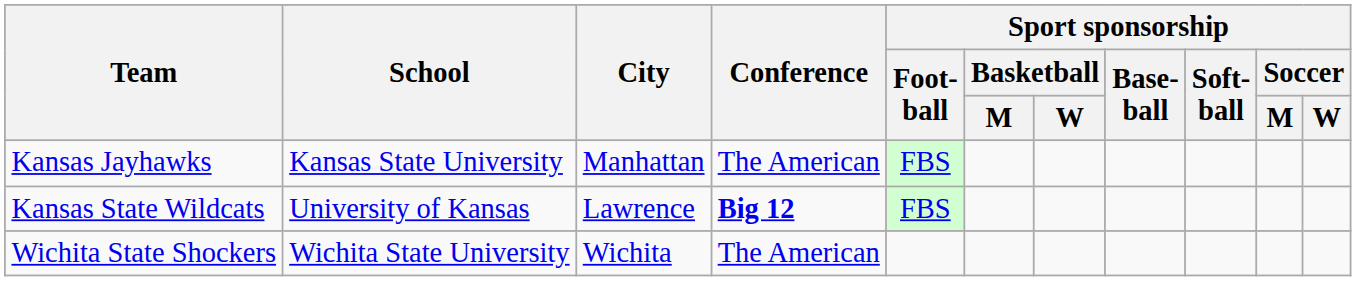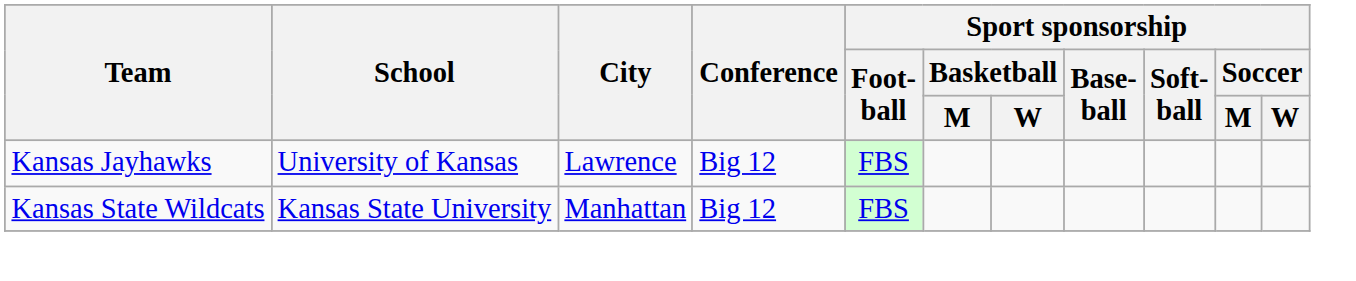(426, 162) Kansas State University -> (398, 162) University of Kansas
(644, 162) Manhattan -> (621, 162) Lawrence
(799, 162) The American -> (738, 162) Big 12
(409, 207) University of Kansas -> (414, 207) Kansas State University
(639, 207) Lawrence -> (625, 207) Manhattan
(756, 207) bold -> (738, 207) normal
- row: (144, 252)
